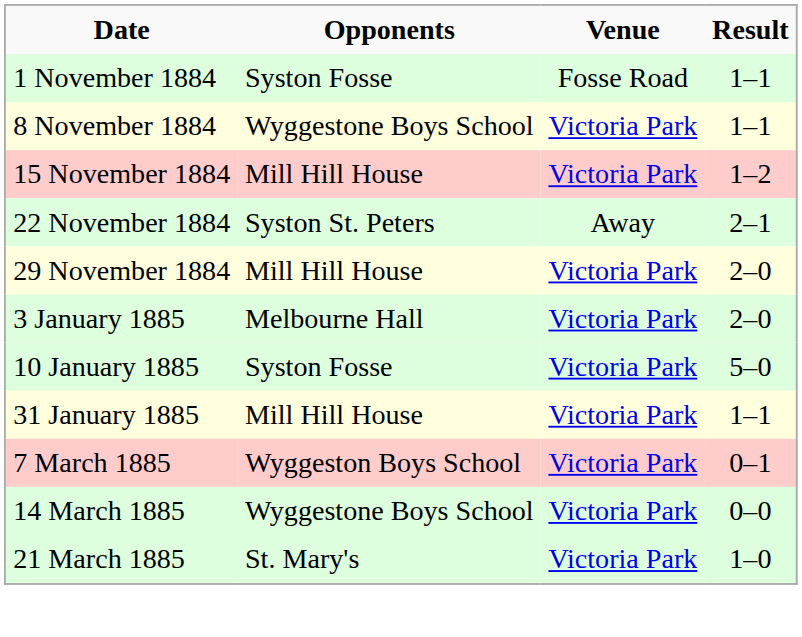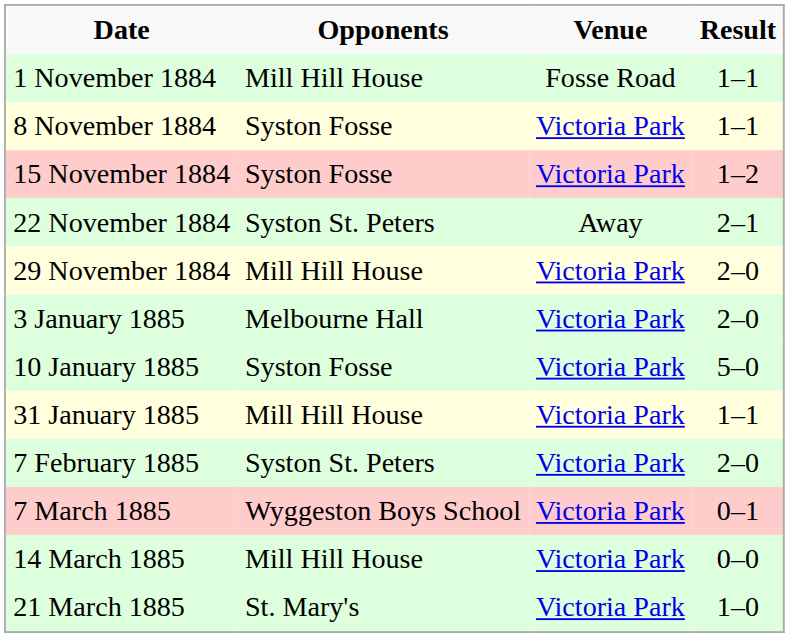(319, 77) Syston Fosse -> (334, 77) Mill Hill House
(389, 125) Wyggestone Boys School -> (319, 125) Syston Fosse
(334, 173) Mill Hill House -> (319, 173) Syston Fosse
+ row: (106, 462)
(389, 510) Wyggestone Boys School -> (334, 558) Mill Hill House
